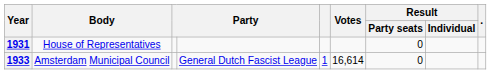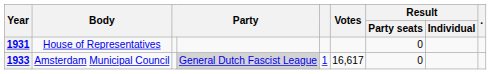(248, 61) no background -> (248, 61) lightgrey background
(348, 61) 16,614 -> (348, 61) 16,617
